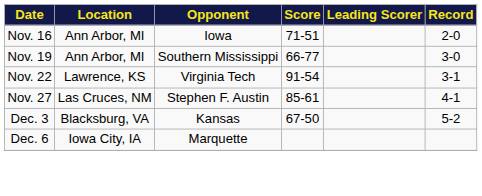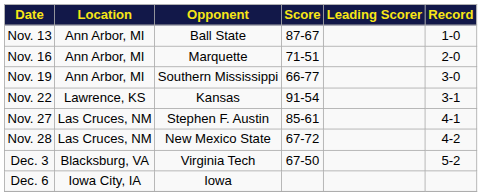+ row: (30, 35)
(218, 35) Iowa -> (218, 56) Marquette
(218, 77) Virginia Tech -> (218, 98) Kansas
+ row: (30, 139)
(218, 118) Kansas -> (218, 160) Virginia Tech
(218, 139) Marquette -> (218, 181) Iowa
